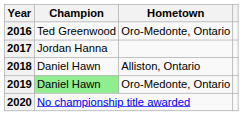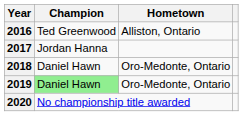(176, 31) Oro-Medonte, Ontario -> (161, 31) Alliston, Ontario
(161, 66) Alliston, Ontario -> (176, 66) Oro-Medonte, Ontario
